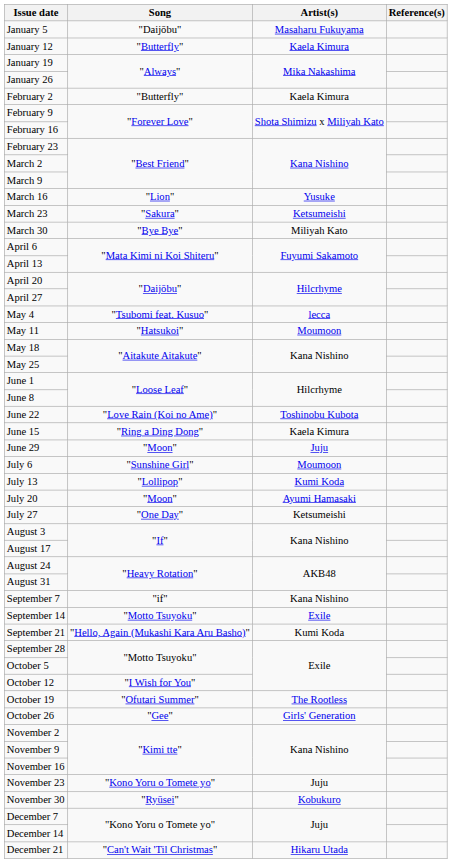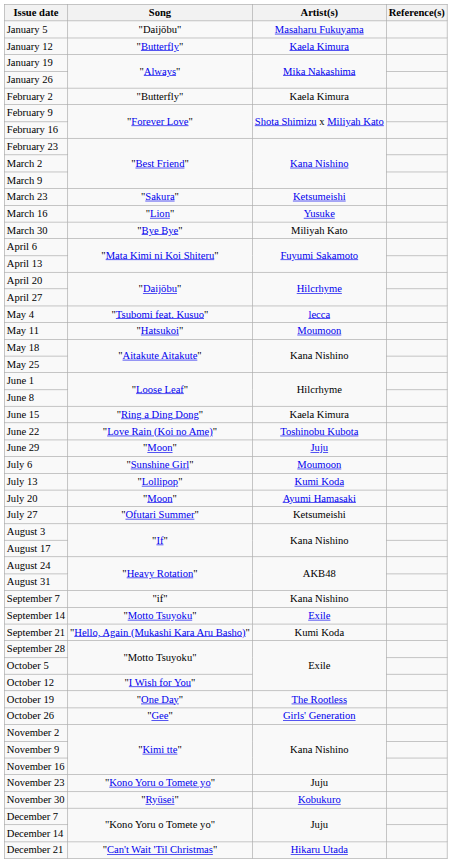rows swapped: (27, 197) <-> (27, 213)
rows swapped: (23, 431) <-> (23, 414)
(160, 515) "One Day" -> (160, 515) "Ofutari Summer"
(160, 699) "Ofutari Summer" -> (160, 699) "One Day"
